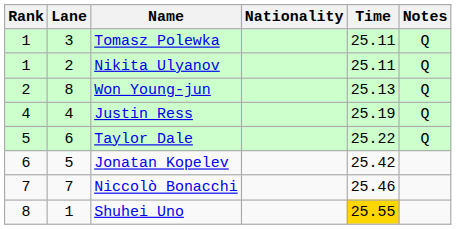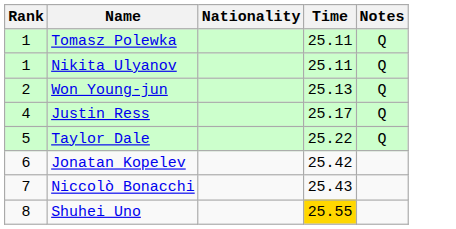- column: (69, 17)
(373, 114) 25.19 -> (330, 114) 25.17
(373, 187) 25.46 -> (330, 187) 25.43
